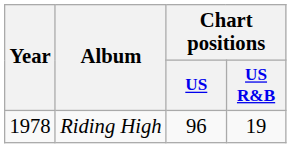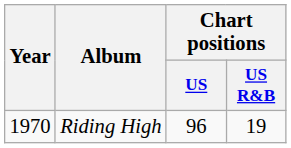(30, 126) 1978 -> (30, 126) 1970
